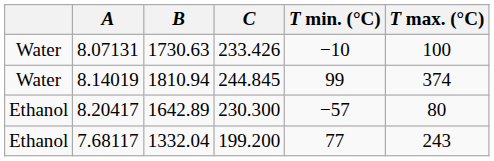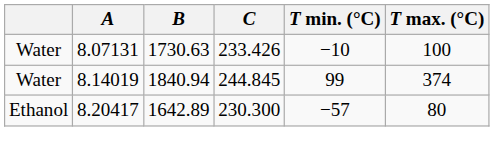(179, 79) 1810.94 -> (179, 79) 1840.94
- row: (108, 140)
